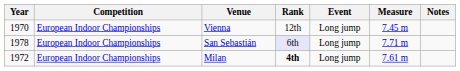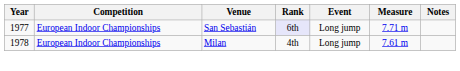- row: (217, 28)
(19, 43) 1978 -> (19, 28) 1977
(19, 58) 1972 -> (19, 43) 1978
(293, 58) bold -> (293, 43) normal
